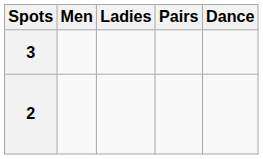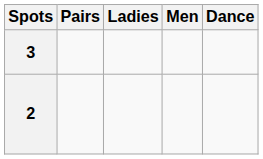columns swapped: (77, 17) <-> (179, 17)
